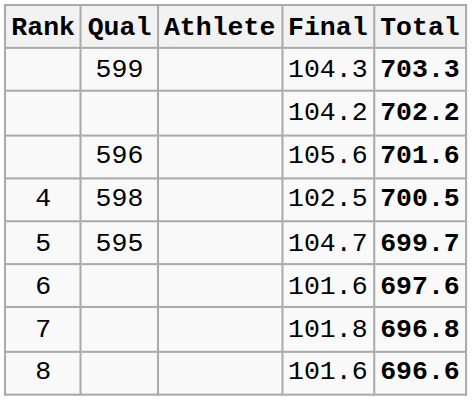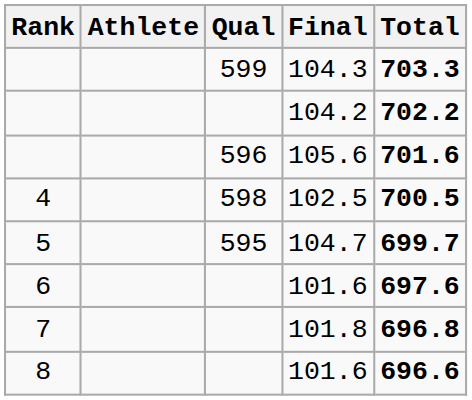columns swapped: (220, 27) <-> (119, 27)
